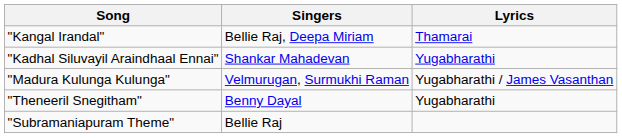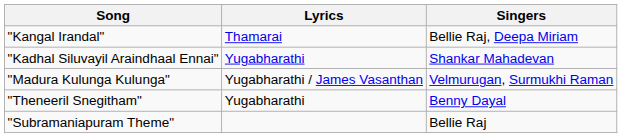columns swapped: (317, 15) <-> (514, 15)
